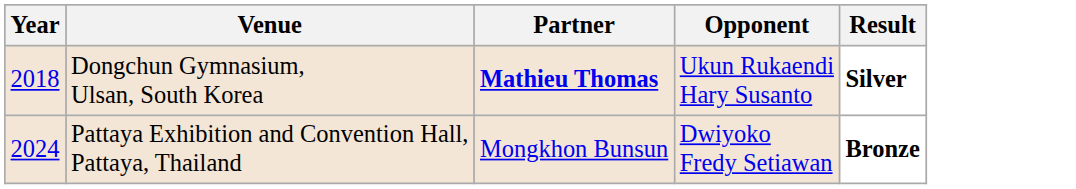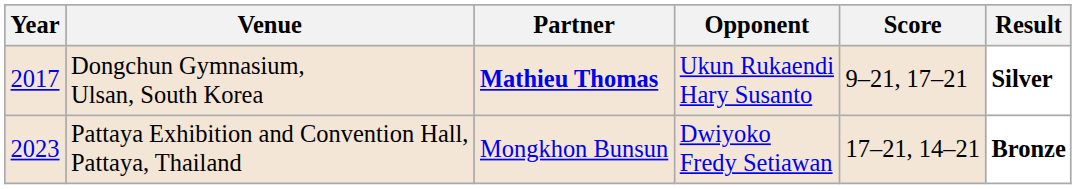+ column: (913, 25)
(35, 79) 2018 -> (35, 79) 2017
(35, 149) 2024 -> (35, 149) 2023
